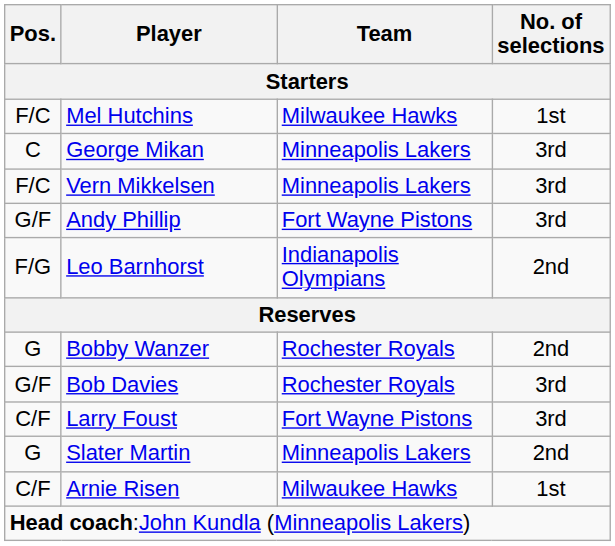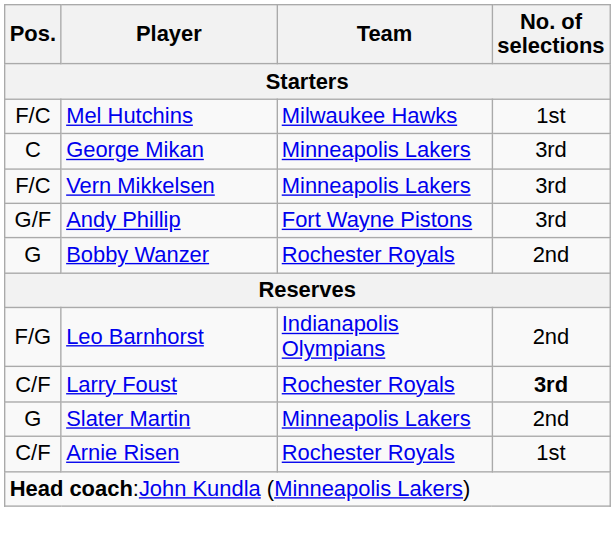rows swapped: (138, 349) <-> (135, 267)
- row: (122, 384)
(377, 418) Fort Wayne Pistons -> (368, 384) Rochester Royals
(551, 418) normal -> (551, 384) bold
(369, 488) Milwaukee Hawks -> (368, 453) Rochester Royals
